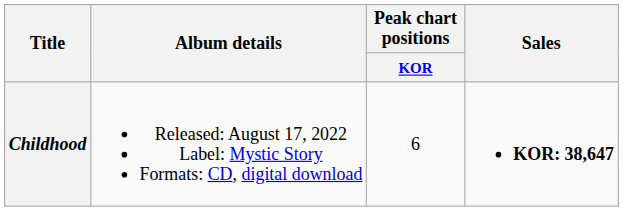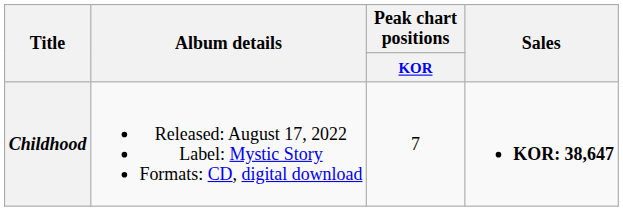(415, 143) 6 -> (415, 143) 7
